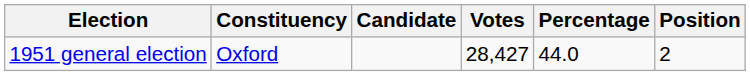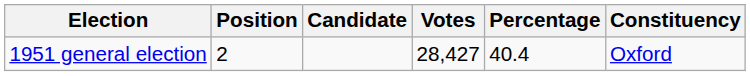columns swapped: (282, 20) <-> (700, 20)
(559, 53) 44.0 -> (509, 53) 40.4
